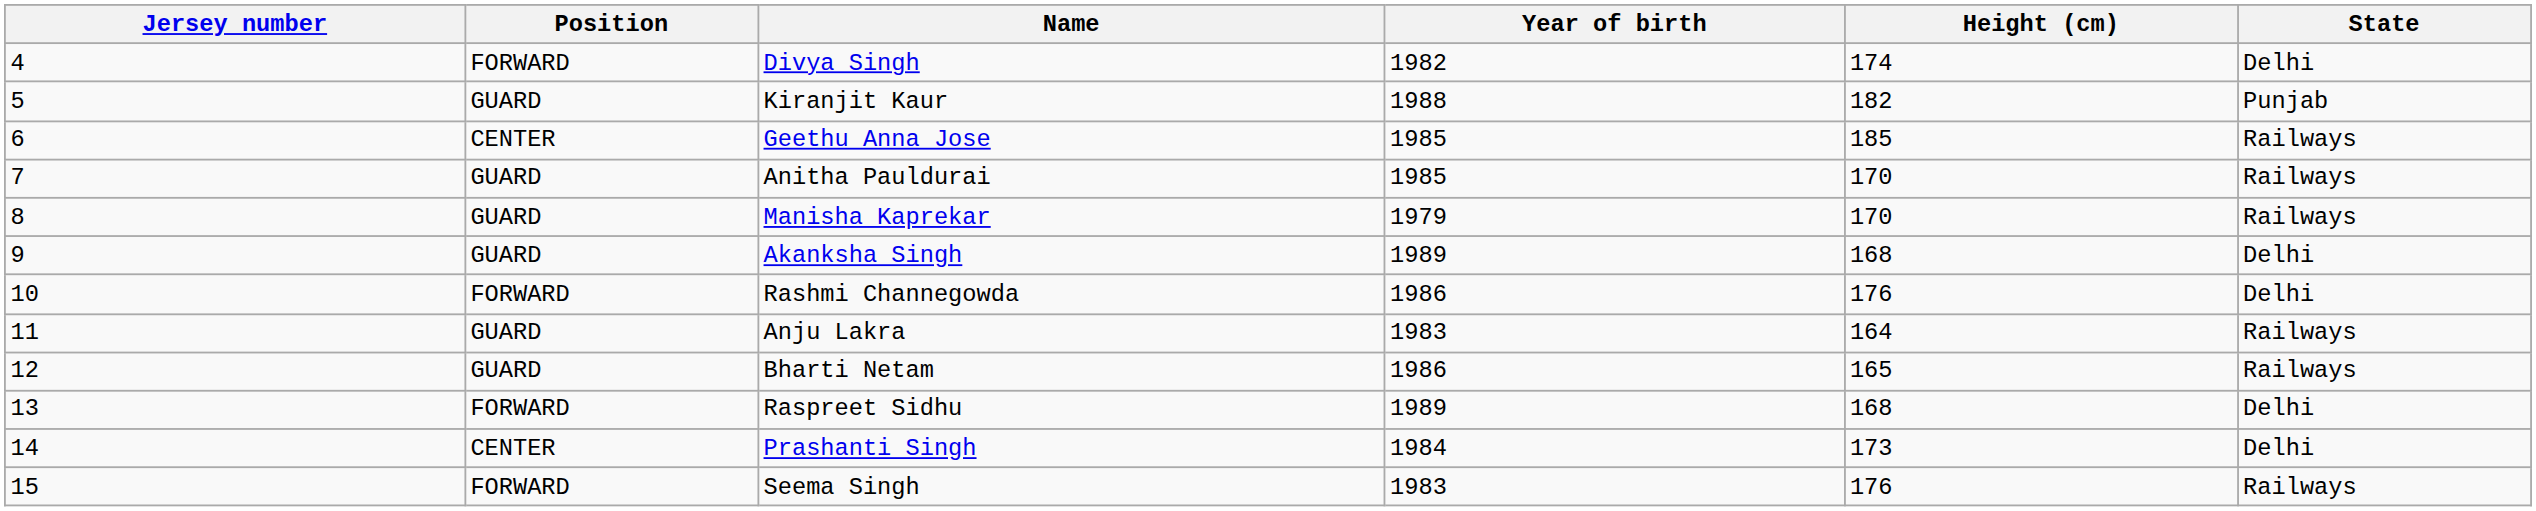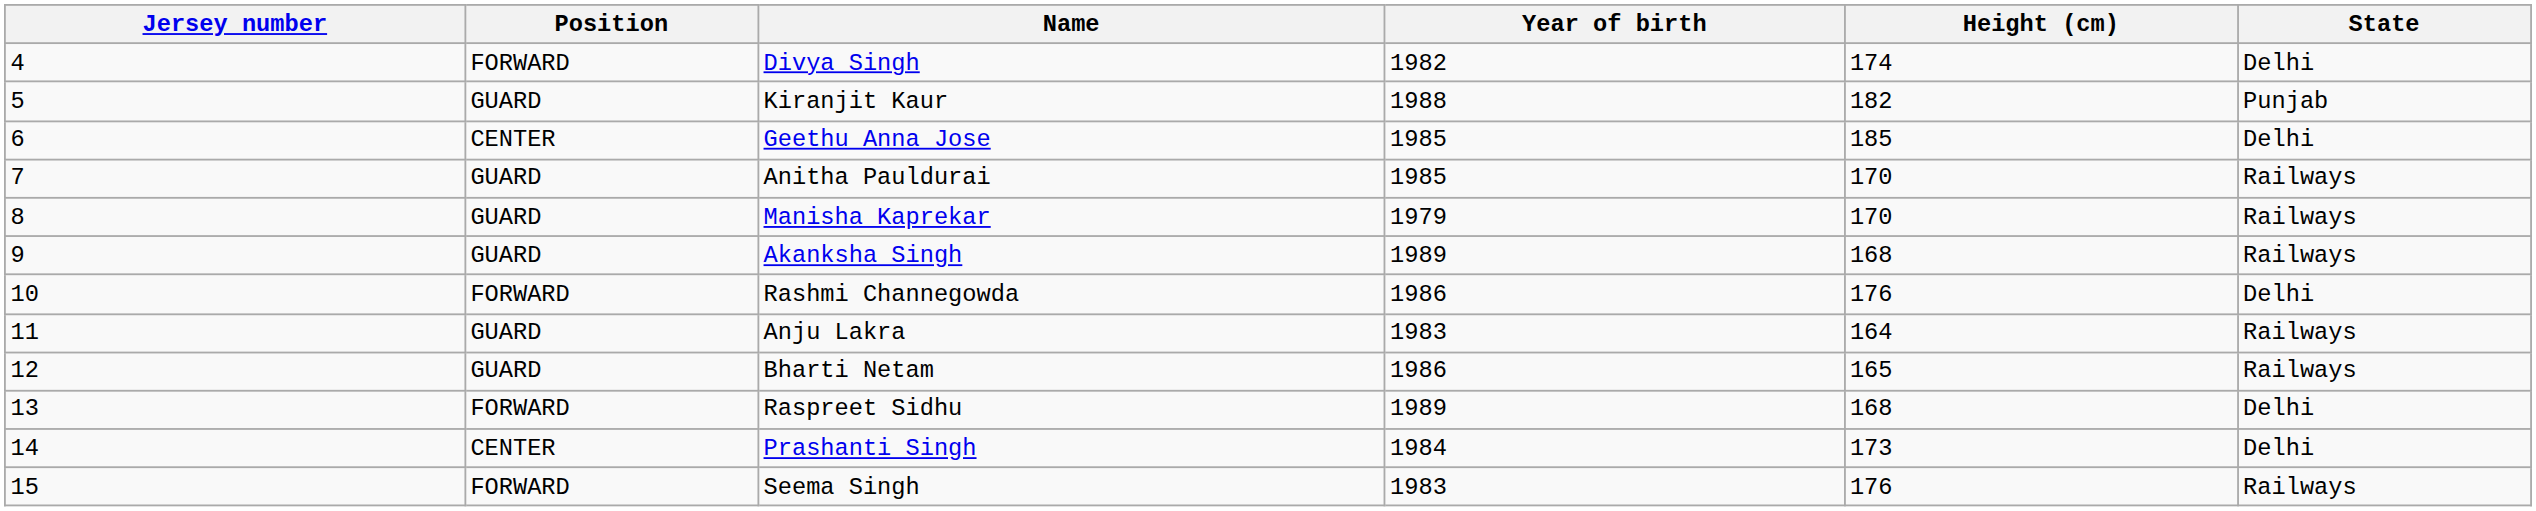(2300, 140) Railways -> (2279, 140) Delhi
(2279, 256) Delhi -> (2300, 256) Railways
